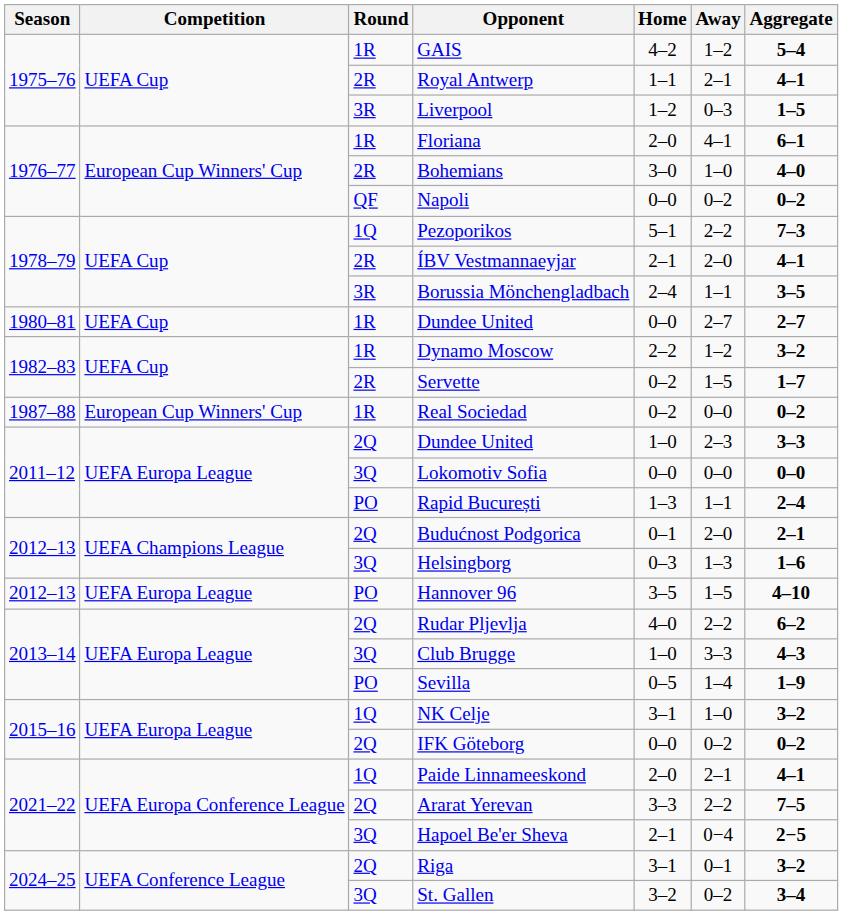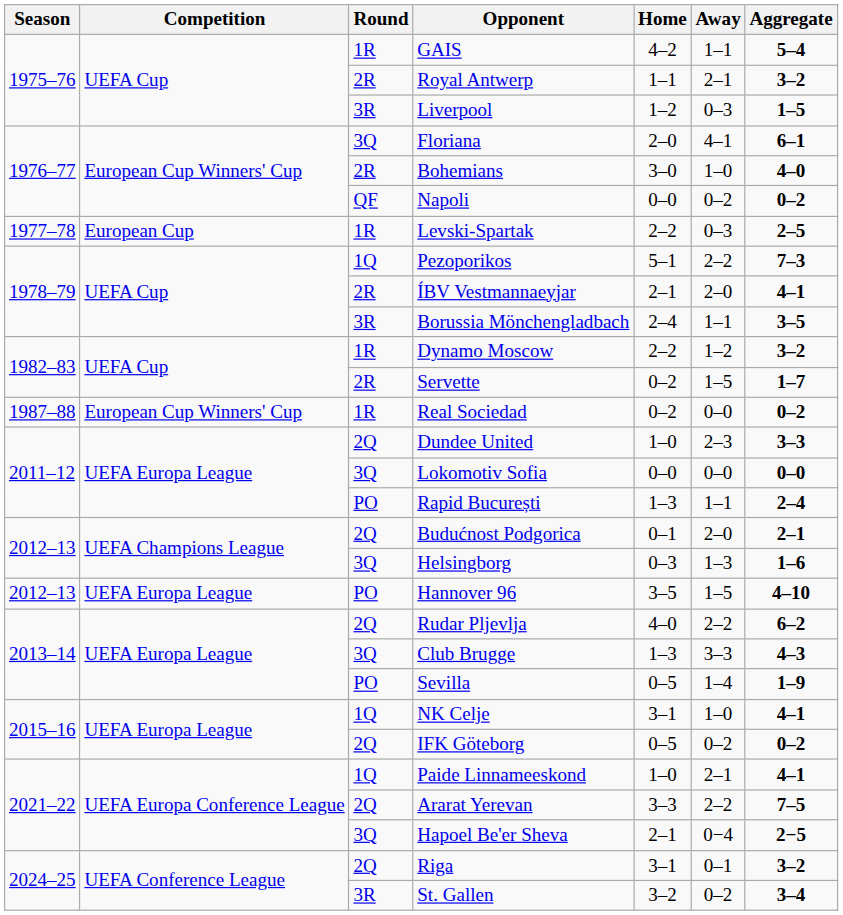(718, 49) 1–2 -> (718, 49) 1–1
(791, 79) 4–1 -> (791, 79) 3–2
(365, 140) 1R -> (365, 140) 3Q
+ row: (42, 230)
- row: (42, 321)
(662, 653) 1–0 -> (662, 653) 1–3
(791, 714) 3–2 -> (791, 714) 4–1
(662, 744) 0–0 -> (662, 744) 0–5
(662, 774) 2–0 -> (662, 774) 1–0
(365, 895) 3Q -> (365, 895) 3R
